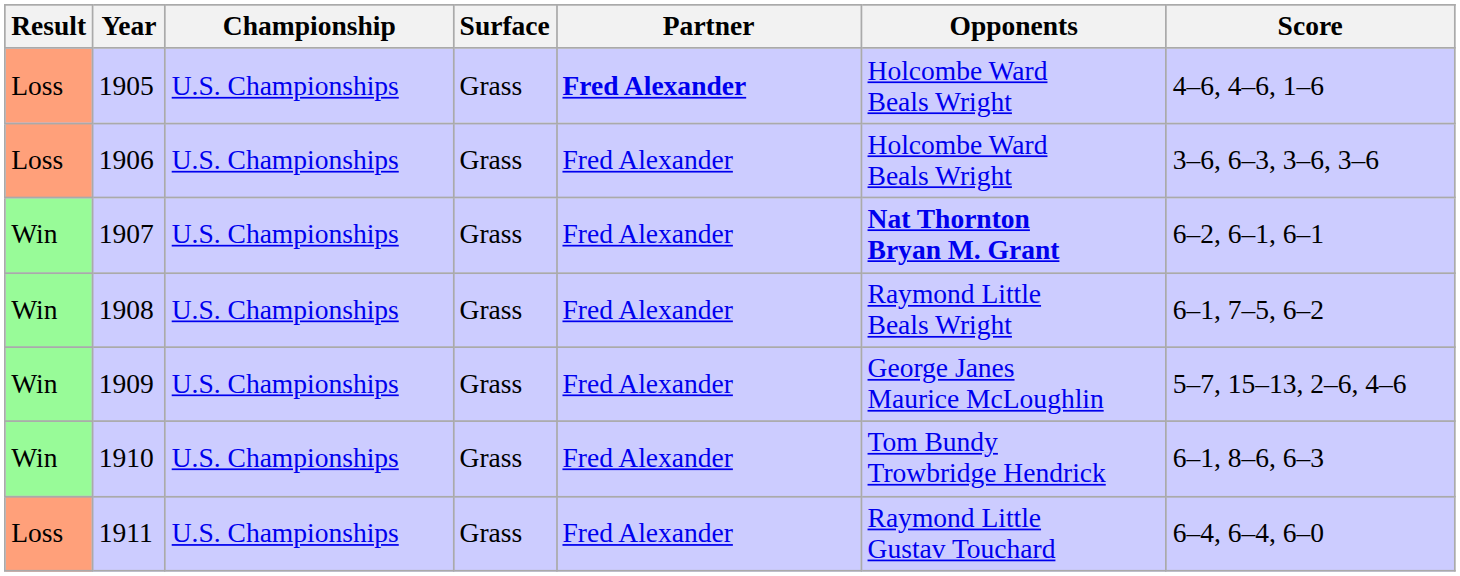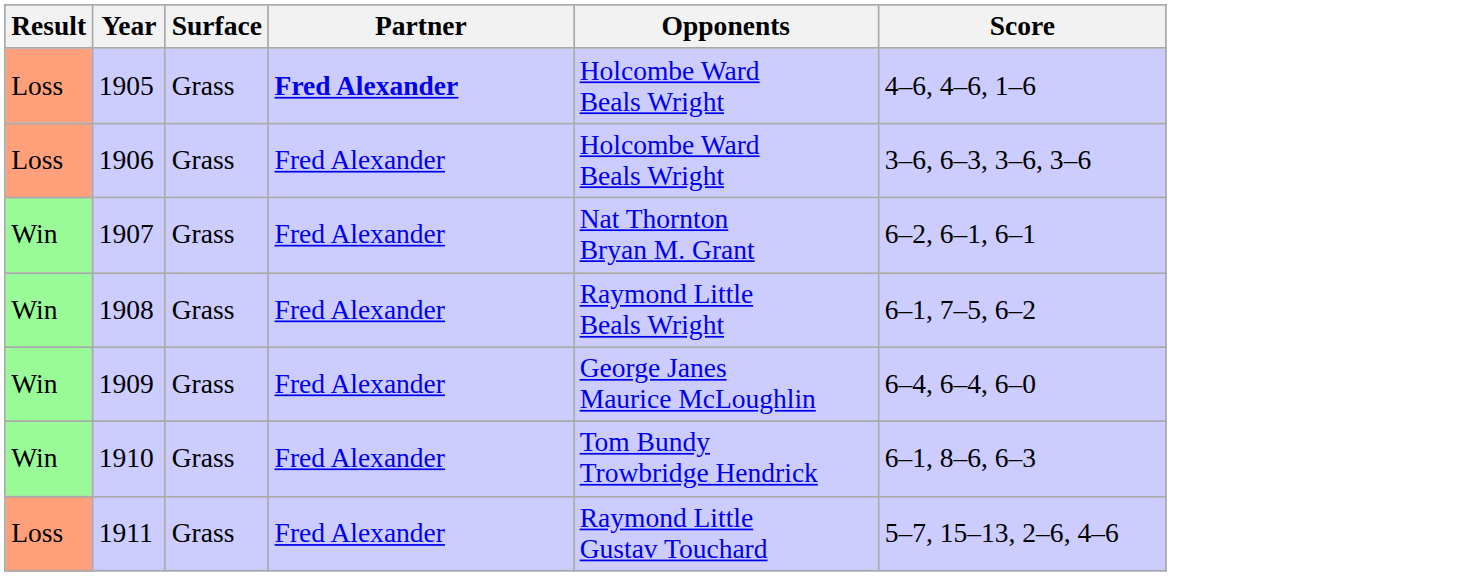- column: (309, 26)
(963, 234) bold -> (667, 234) normal
(1290, 383) 5–7, 15–13, 2–6, 4–6 -> (960, 383) 6–4, 6–4, 6–0
(1248, 533) 6–4, 6–4, 6–0 -> (1002, 533) 5–7, 15–13, 2–6, 4–6
